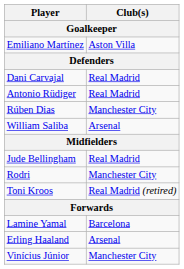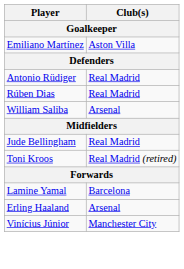- row: (35, 77)
(122, 110) Manchester City -> (114, 93) Real Madrid
- row: (18, 175)
